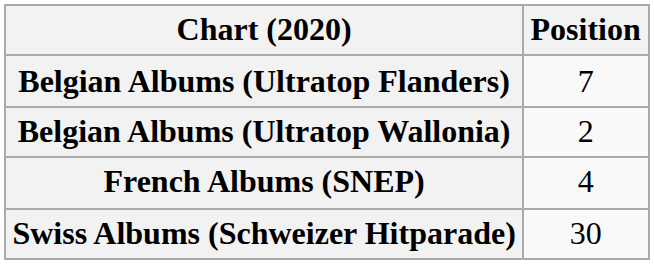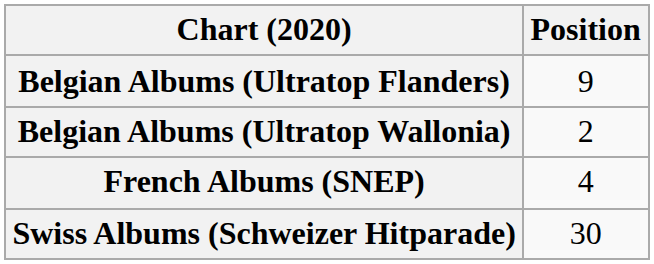(586, 80) 7 -> (586, 80) 9
